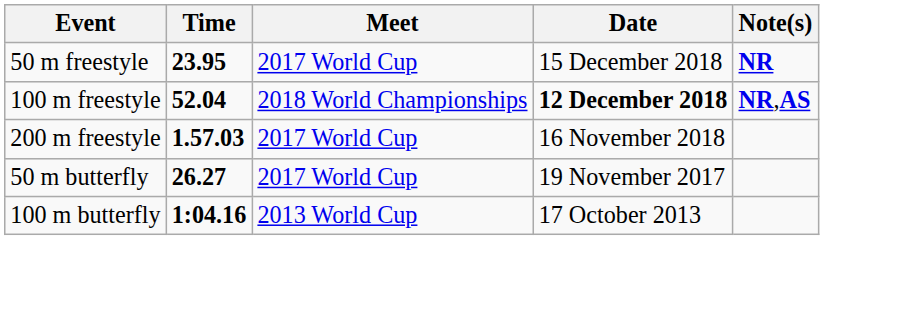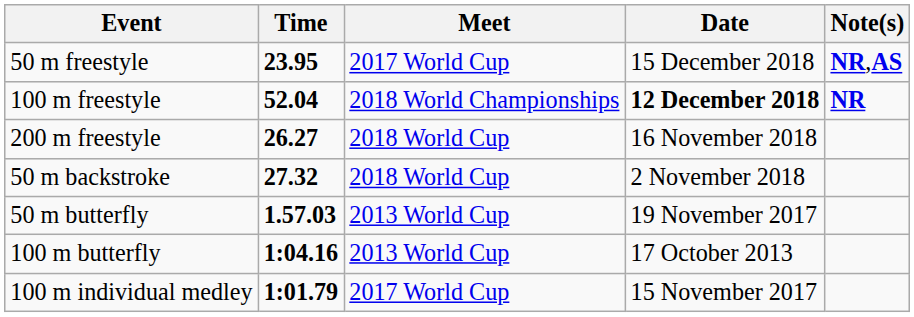(756, 61) NR -> (866, 61) NR,AS
(774, 100) NR,AS -> (848, 100) NR
(208, 138) 1.57.03 -> (291, 138) 26.27
(337, 138) 2017 World Cup -> (429, 138) 2018 World Cup
+ row: (90, 176)
(199, 176) 26.27 -> (300, 215) 1.57.03
(337, 176) 2017 World Cup -> (429, 215) 2013 World Cup
+ row: (131, 291)
